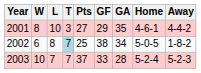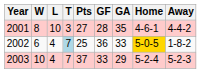(102, 28) 29 -> (102, 28) 28
(52, 44) 8 -> (52, 44) 4
(102, 44) 38 -> (102, 44) 36
(121, 44) 34 -> (121, 44) 33
(147, 44) no background -> (147, 44) gold background
(52, 60) 7 -> (52, 60) 4
(121, 60) 28 -> (121, 60) 29
